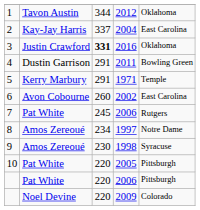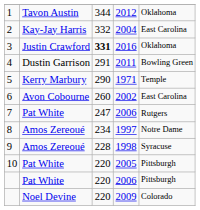(103, 29) 337 -> (103, 29) 332
(103, 79) 291 -> (103, 79) 290
(103, 113) 245 -> (103, 113) 247
(103, 146) 230 -> (103, 146) 228
